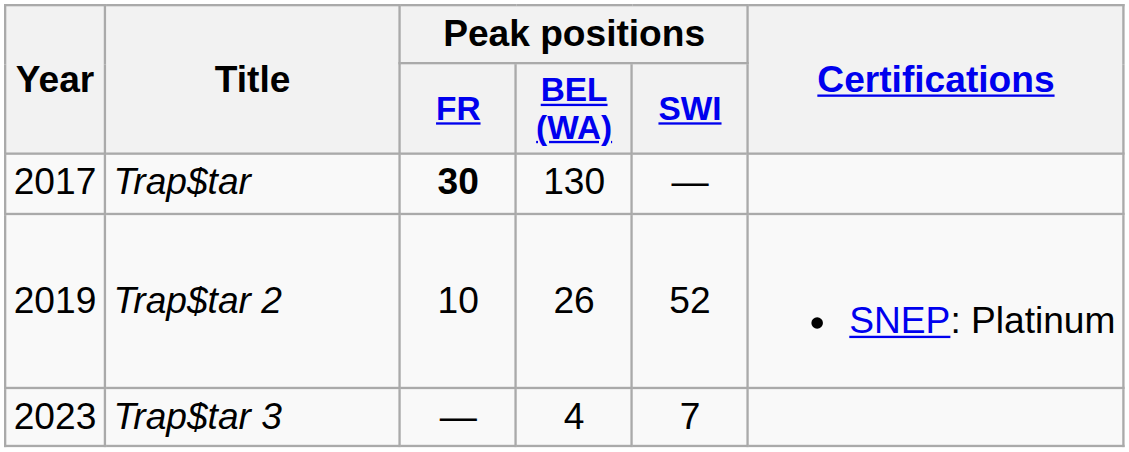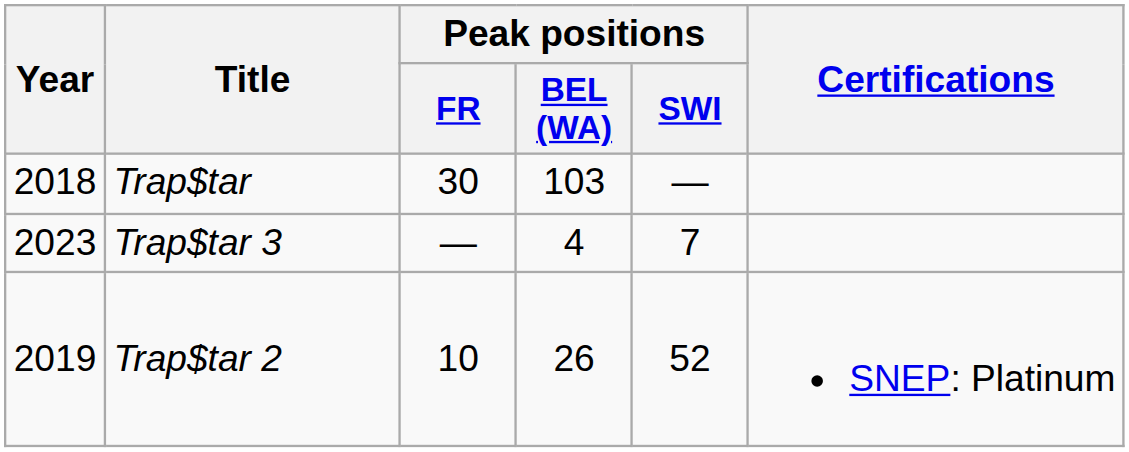(55, 182) 2017 -> (55, 182) 2018
(458, 182) bold -> (458, 182) normal
(574, 182) 130 -> (574, 182) 103
rows swapped: (198, 299) <-> (198, 416)
